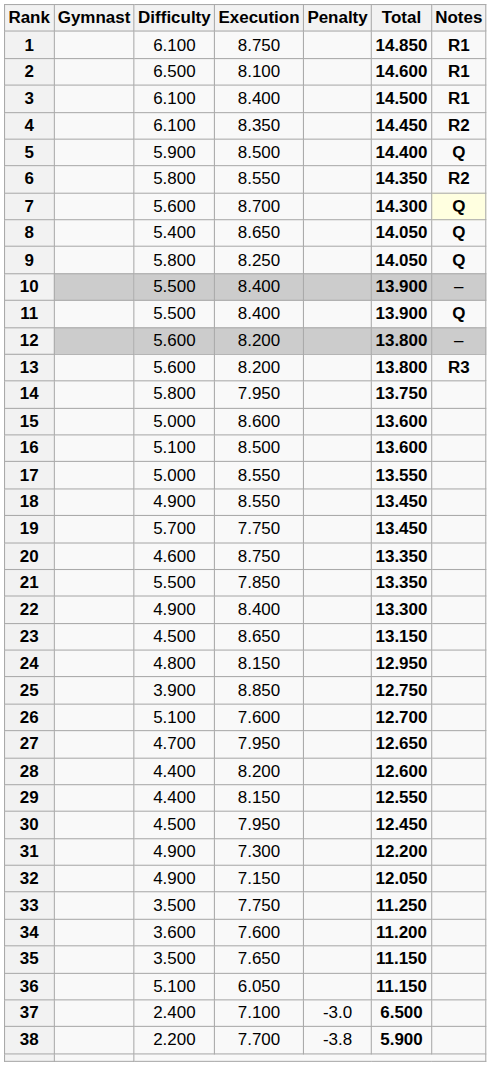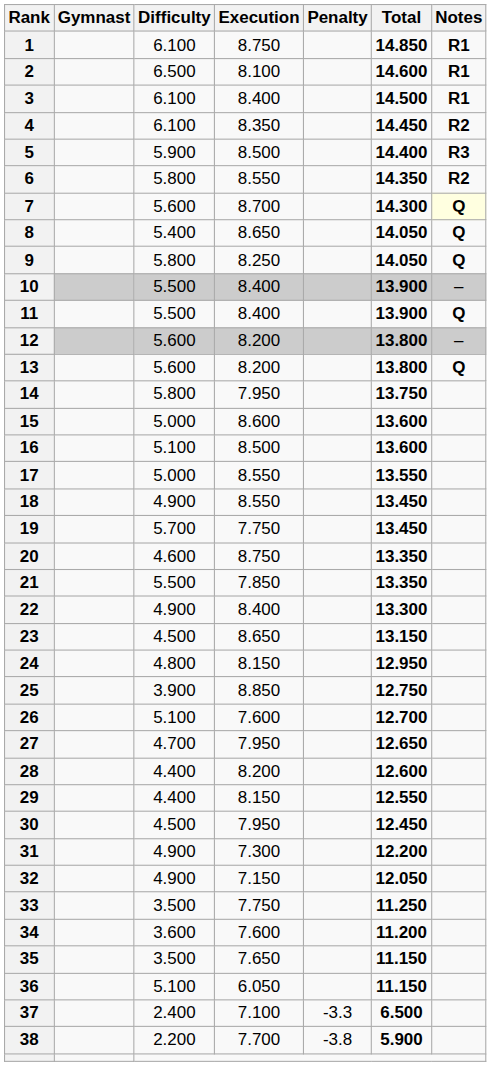(459, 152) Q -> (459, 152) R3
(459, 367) R3 -> (459, 367) Q
(338, 1013) -3.0 -> (338, 1013) -3.3
